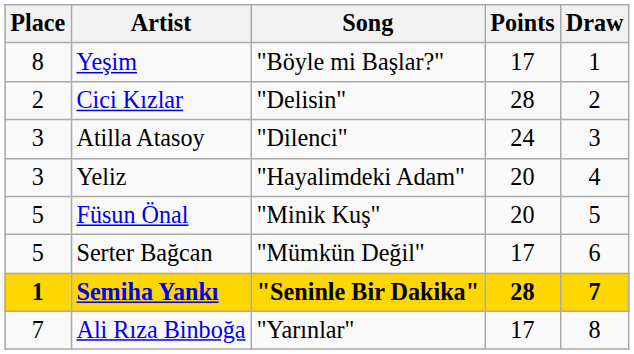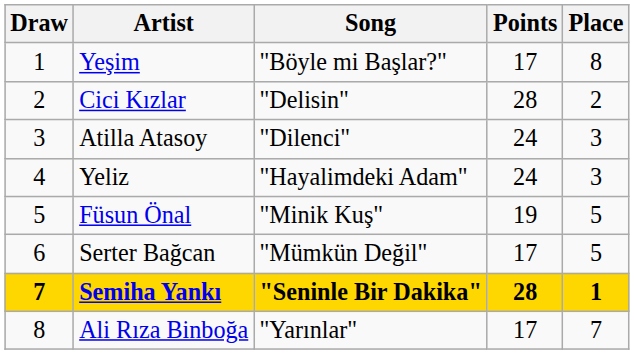columns swapped: (595, 23) <-> (38, 23)
(522, 176) 20 -> (525, 176) 24
(522, 215) 20 -> (525, 215) 19
